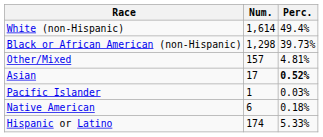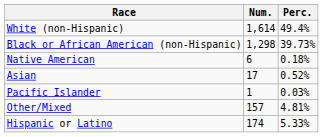rows swapped: (51, 108) <-> (39, 60)
(295, 76) bold -> (295, 76) normal
